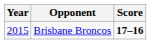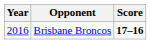(18, 30) 2015 -> (18, 30) 2016
